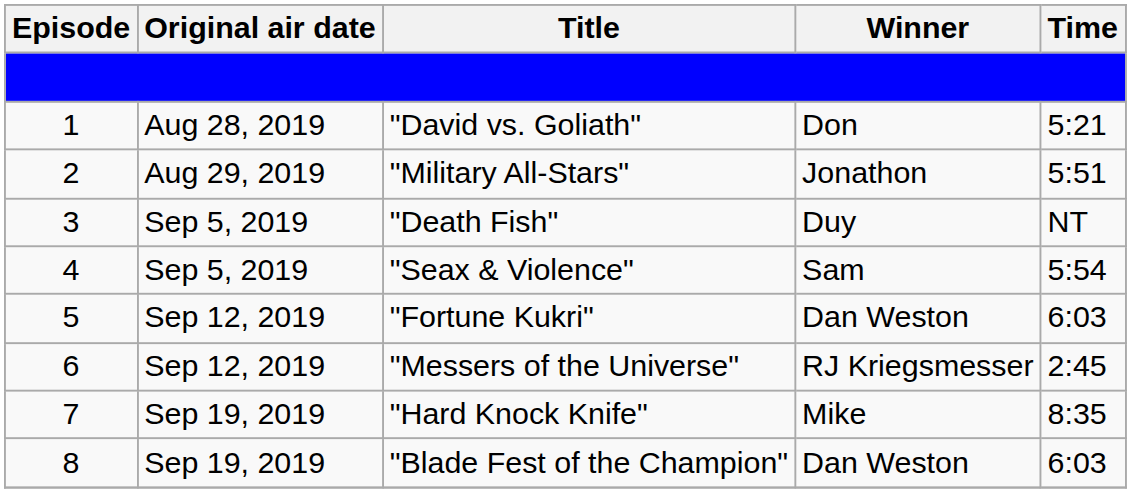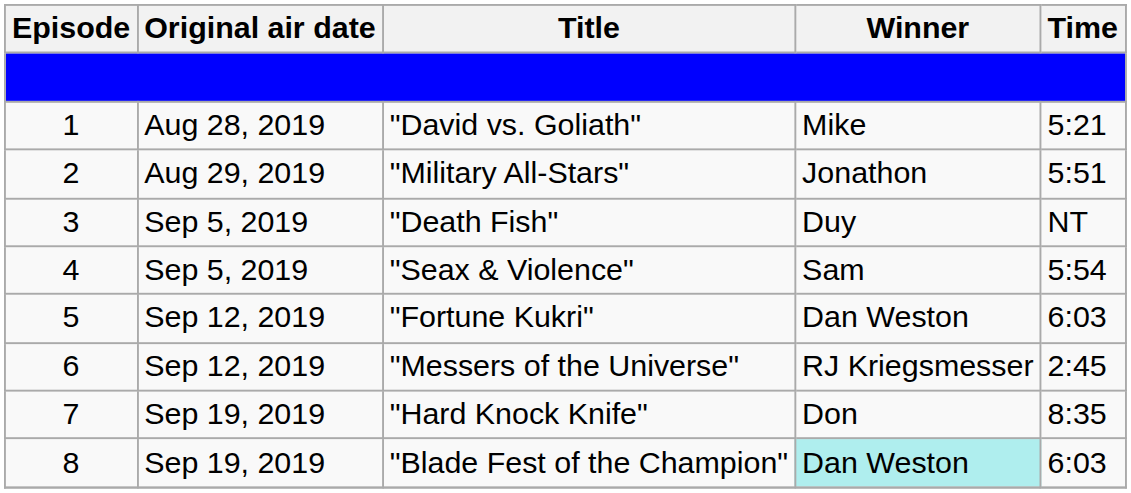(830, 125) Don -> (834, 125) Mike
(834, 414) Mike -> (830, 414) Don
(885, 462) no background -> (885, 462) paleturquoise background
